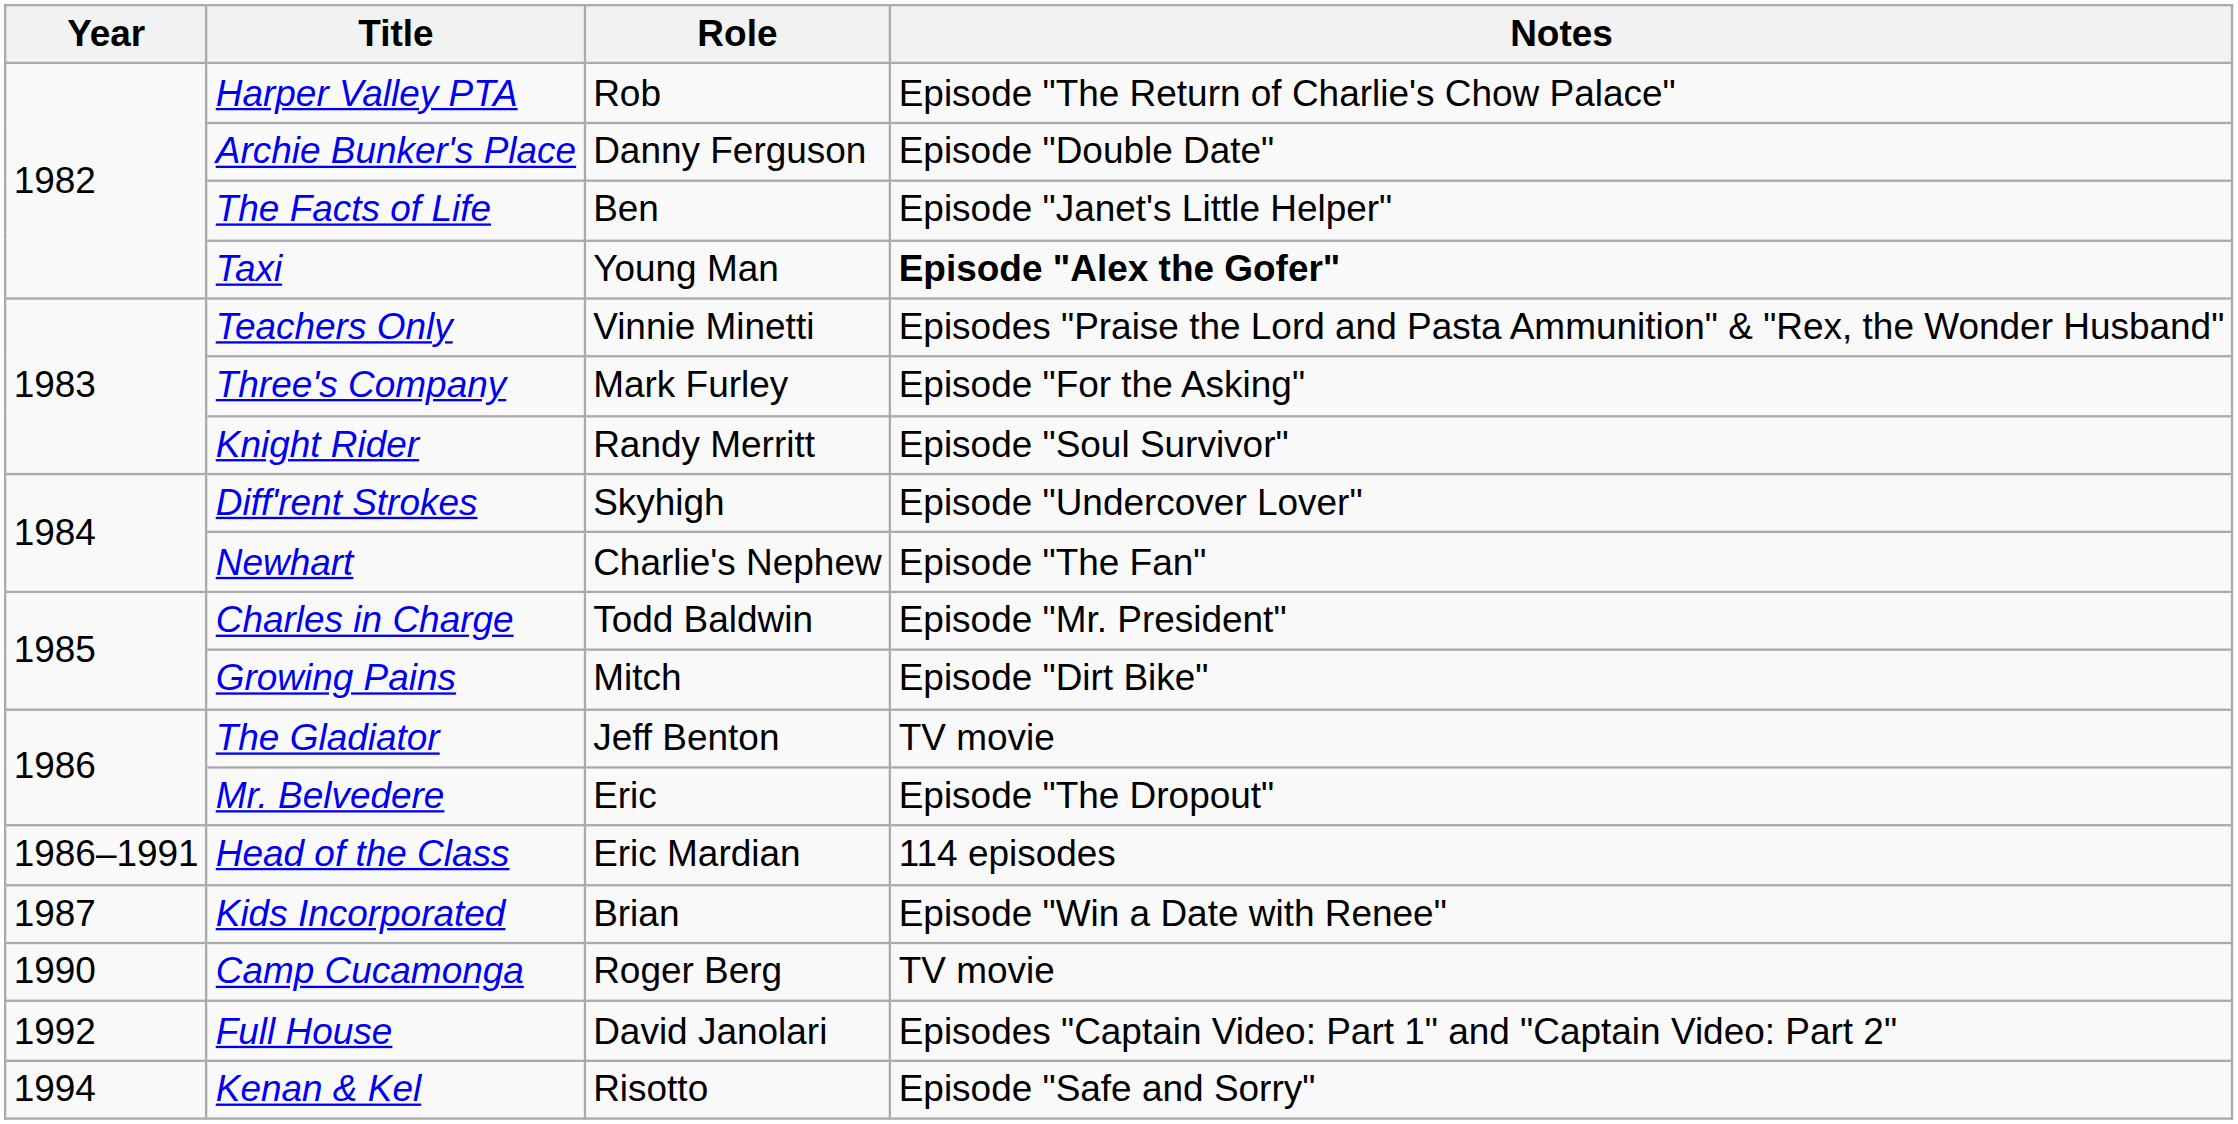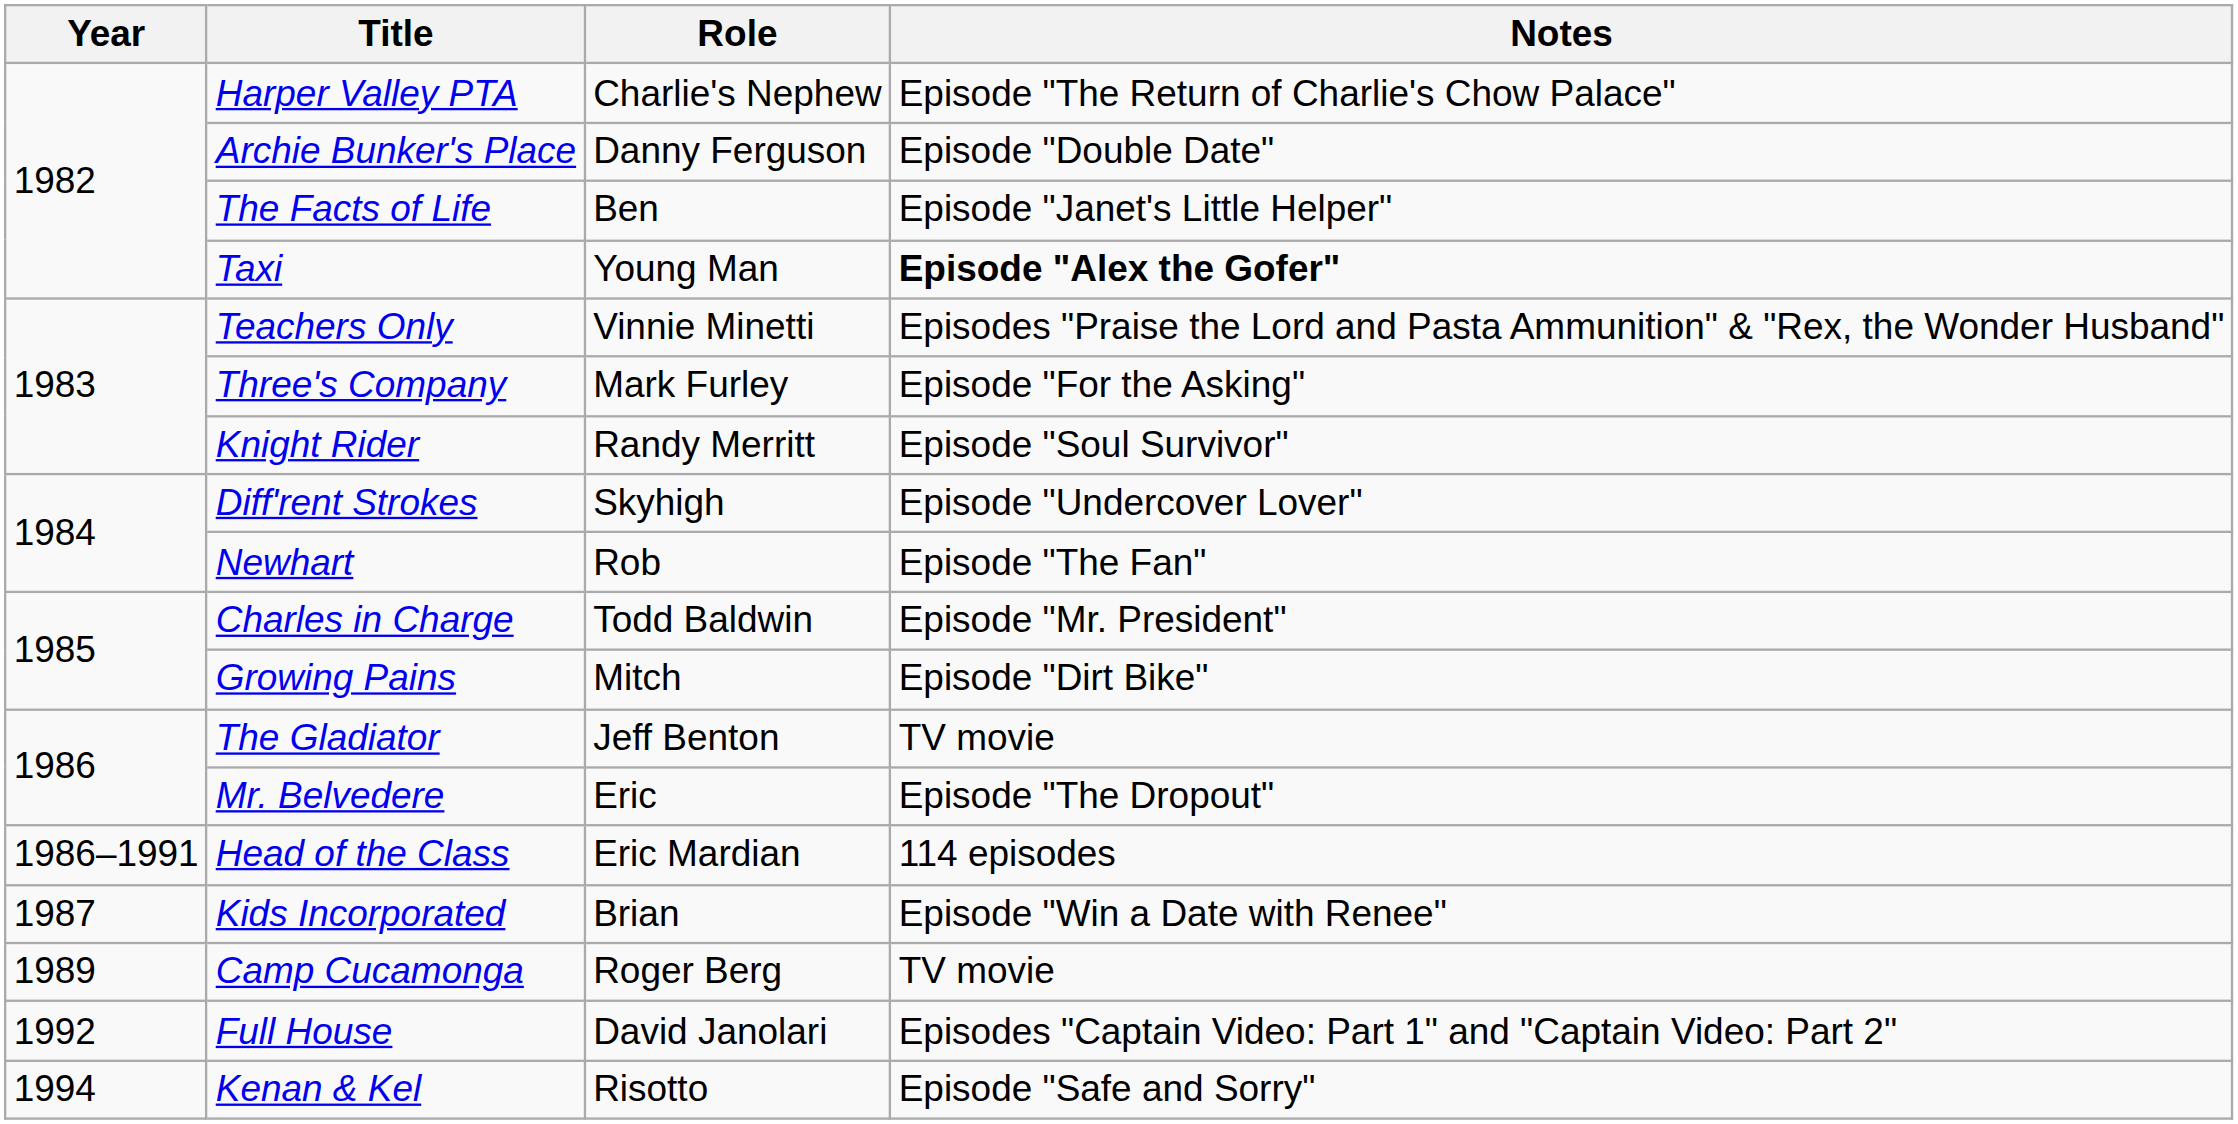(627, 92) Rob -> (737, 92) Charlie's Nephew
(737, 561) Charlie's Nephew -> (627, 561) Rob
(55, 971) 1990 -> (55, 971) 1989
